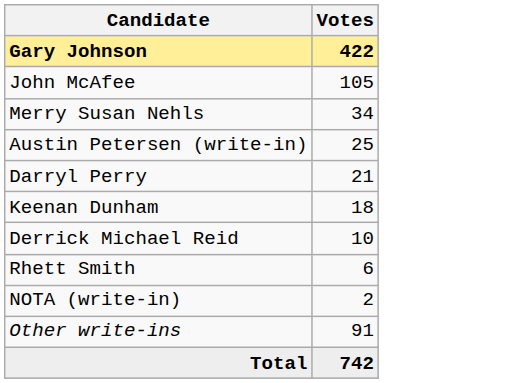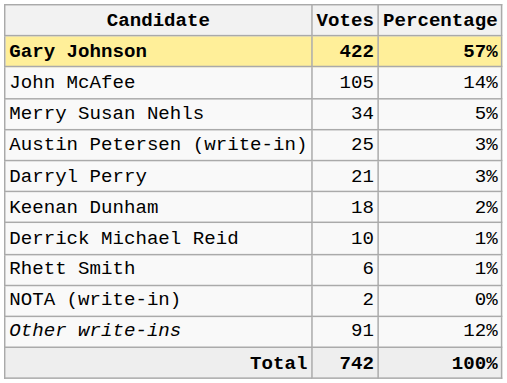+ column: (440, 20)
